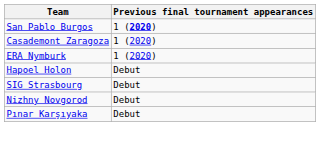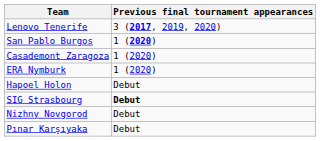+ row: (47, 26)
(127, 85) normal -> (127, 99) bold
